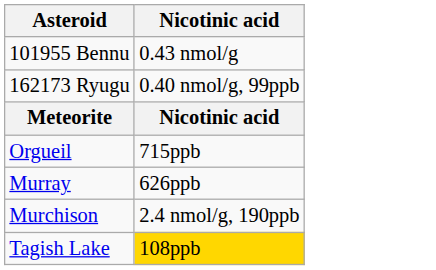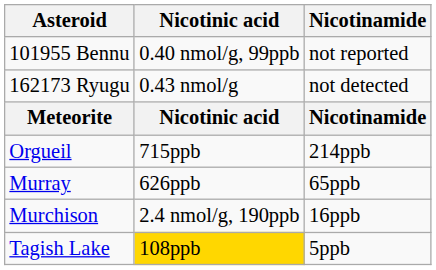+ column: (368, 20)
(189, 53) 0.43 nmol/g -> (219, 53) 0.40 nmol/g, 99ppb
(219, 85) 0.40 nmol/g, 99ppb -> (189, 85) 0.43 nmol/g
